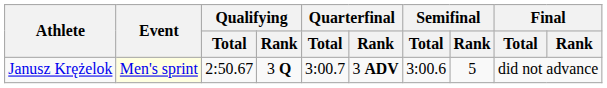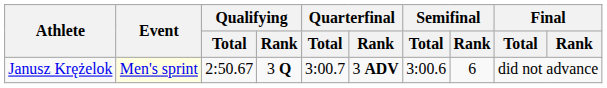(472, 70) 5 -> (472, 70) 6
